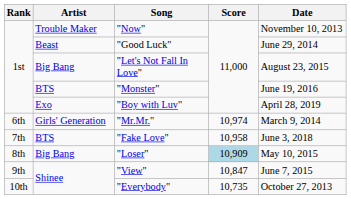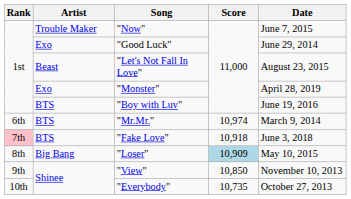(301, 28) November 10, 2013 -> (287, 28) June 7, 2015
(47, 45) Beast -> (44, 45) Exo
(55, 67) Big Bang -> (47, 67) Beast
(45, 89) BTS -> (44, 89) Exo
(289, 89) June 19, 2016 -> (291, 89) April 28, 2019
(44, 105) Exo -> (45, 105) BTS
(291, 105) April 28, 2019 -> (289, 105) June 19, 2016
(70, 121) Girls' Generation -> (45, 121) BTS
(19, 137) no background -> (19, 137) pink background
(234, 137) 10,958 -> (234, 137) 10,918
(234, 170) 10,847 -> (234, 170) 10,850
(287, 170) June 7, 2015 -> (301, 170) November 10, 2013
